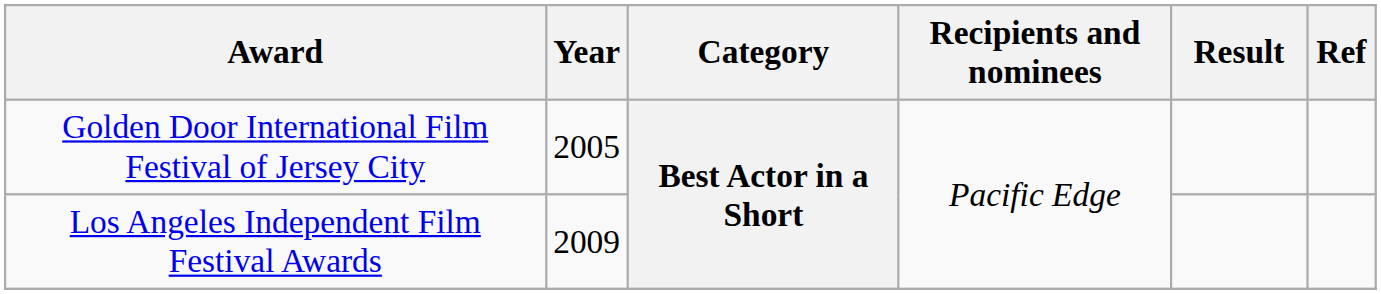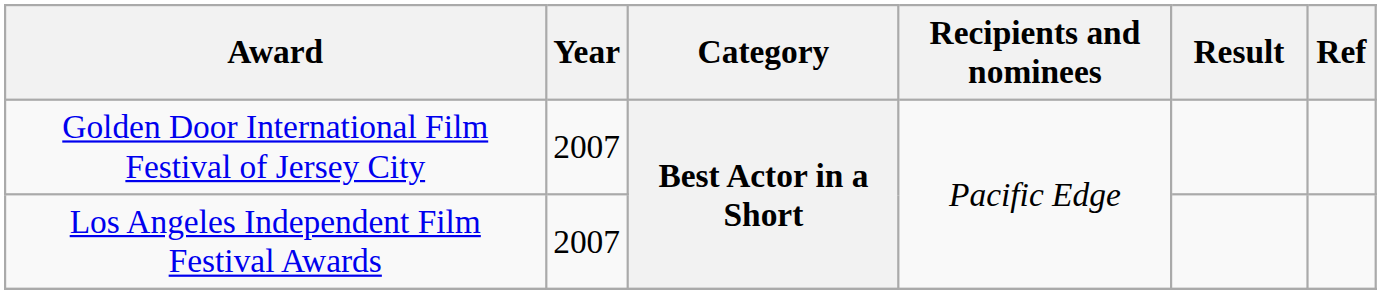(587, 146) 2005 -> (587, 146) 2007
(587, 241) 2009 -> (587, 241) 2007
